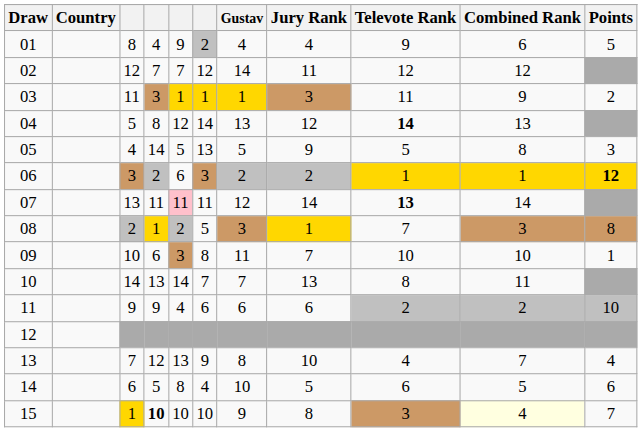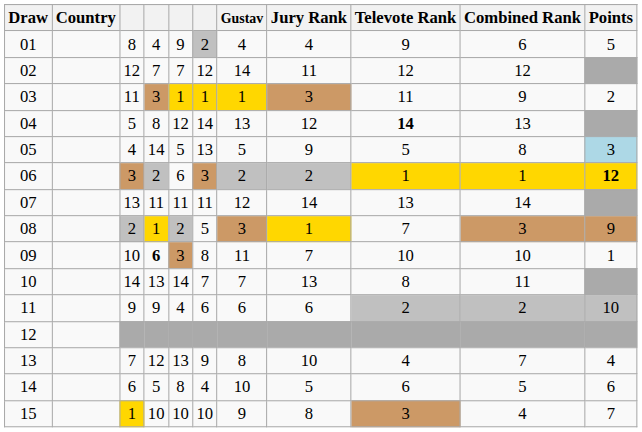(611, 149) no background -> (611, 149) lightblue background
(180, 202) pink background -> (180, 202) no background
(406, 202) bold -> (406, 202) normal
(611, 228) 8 -> (611, 228) 9
(156, 255) normal -> (156, 255) bold
(156, 413) bold -> (156, 413) normal
(522, 413) lightyellow background -> (522, 413) no background
